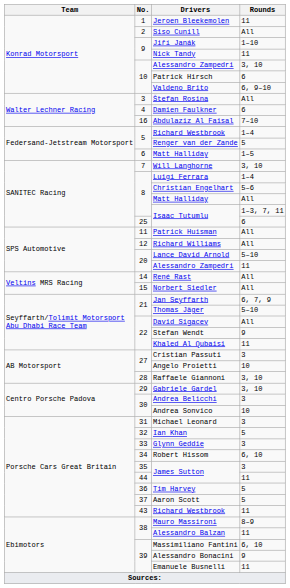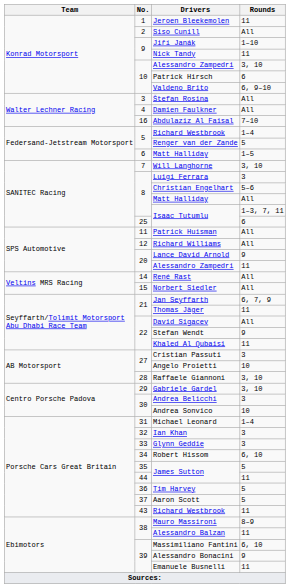(243, 110) 6 -> (248, 110) All
(248, 177) 1–4 -> (243, 177) 3
(250, 255) 5–10 -> (243, 255) 9
(250, 311) 5–10 -> (246, 311) 11
(243, 422) 3 -> (248, 422) 1–4
(243, 433) 5 -> (243, 433) 3
(243, 467) 3 -> (243, 467) 5
